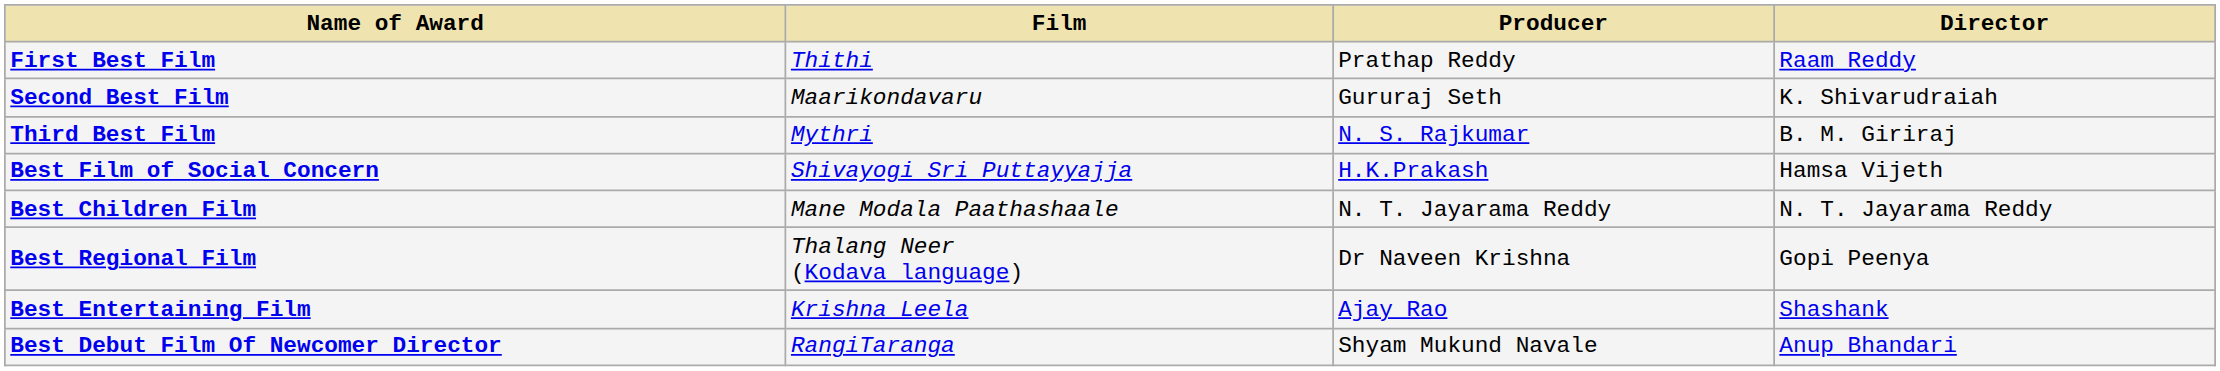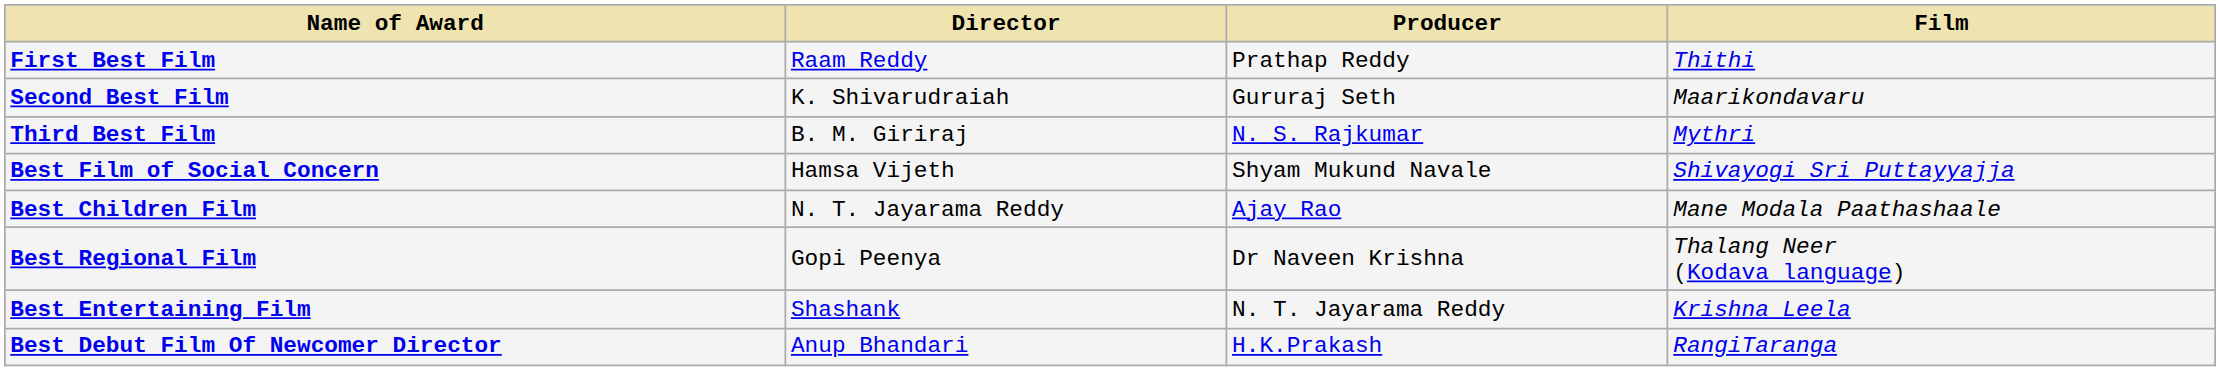columns swapped: (1059, 23) <-> (1995, 23)
(1413, 172) H.K.Prakash -> (1362, 172) Shyam Mukund Navale
(1475, 209) N. T. Jayarama Reddy -> (1287, 209) Ajay Rao
(1393, 309) Ajay Rao -> (1369, 309) N. T. Jayarama Reddy
(1468, 346) Shyam Mukund Navale -> (1307, 346) H.K.Prakash
